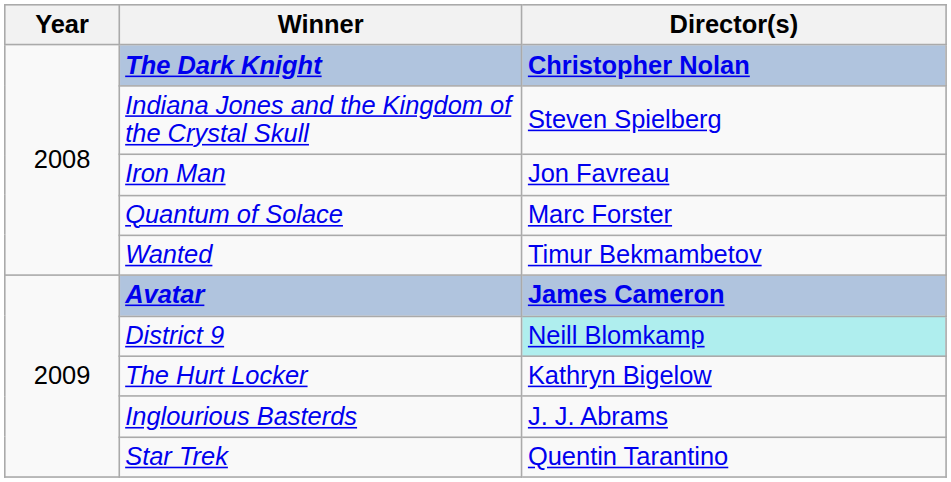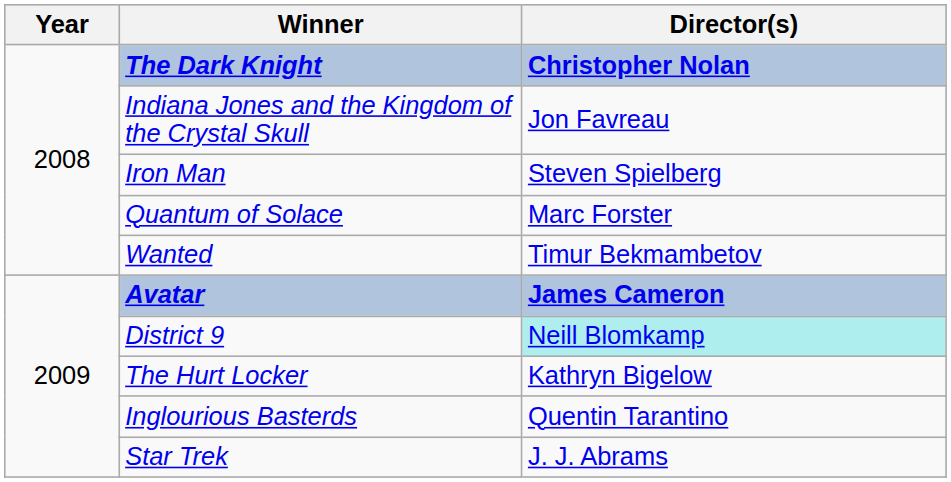(625, 119) Steven Spielberg -> (599, 119) Jon Favreau
(599, 174) Jon Favreau -> (625, 174) Steven Spielberg
(598, 416) J. J. Abrams -> (628, 416) Quentin Tarantino
(628, 456) Quentin Tarantino -> (598, 456) J. J. Abrams
